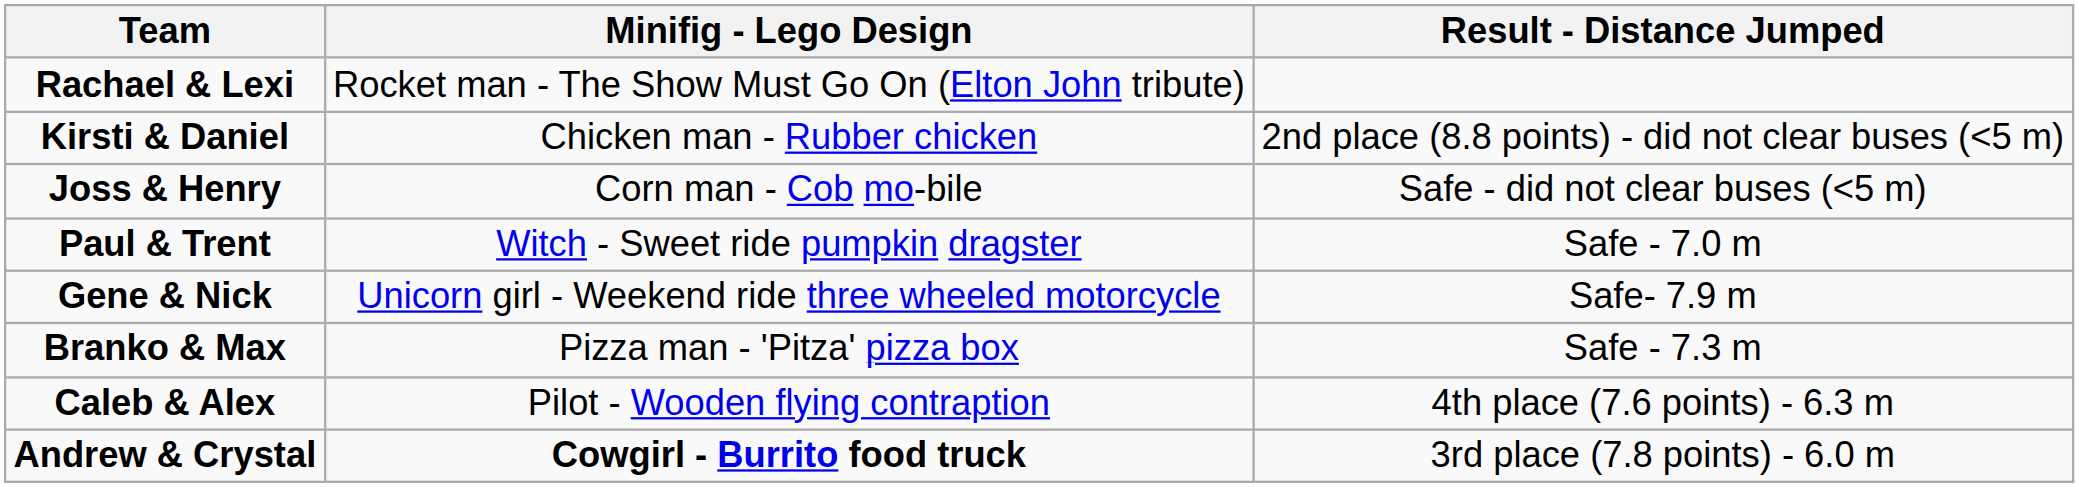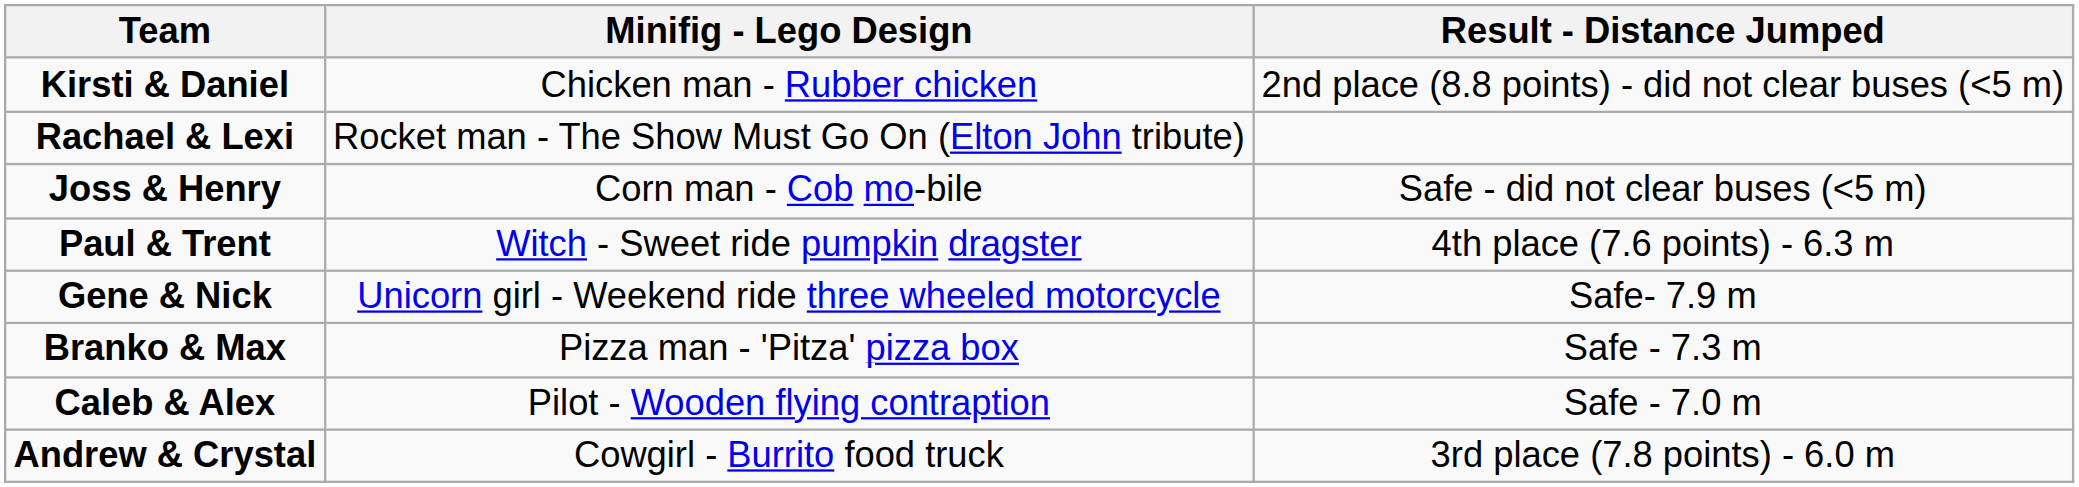rows swapped: (165, 84) <-> (165, 137)
(1663, 243) Safe - 7.0 m -> (1663, 243) 4th place (7.6 points) - 6.3 m
(1663, 402) 4th place (7.6 points) - 6.3 m -> (1663, 402) Safe - 7.0 m
(789, 455) bold -> (789, 455) normal
